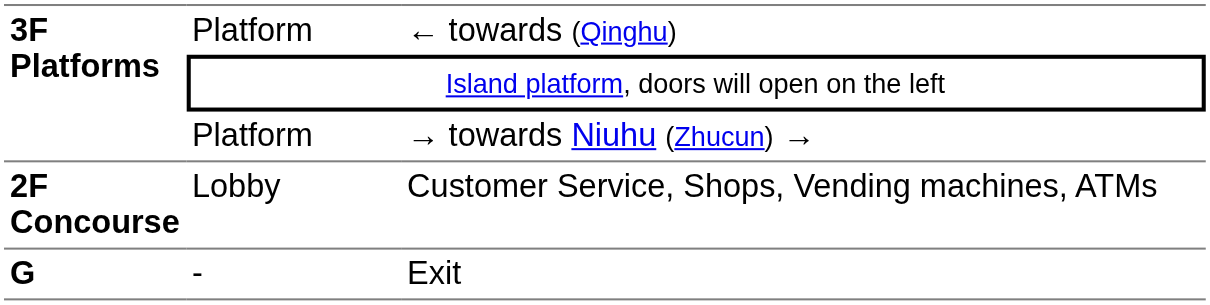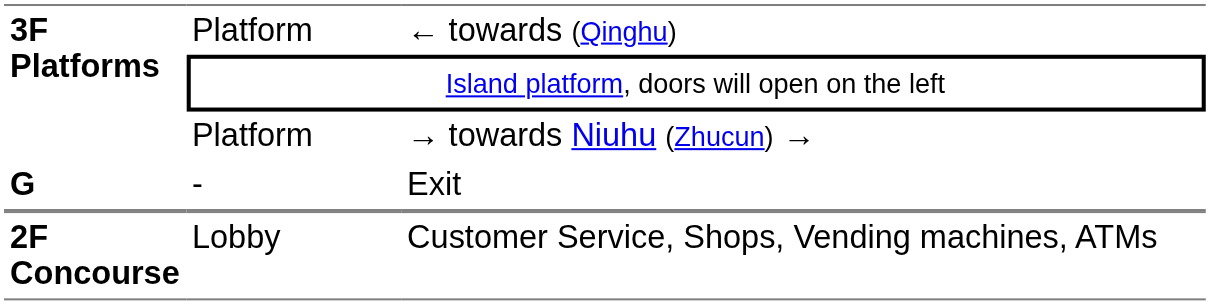rows swapped: (236, 186) <-> (197, 273)
